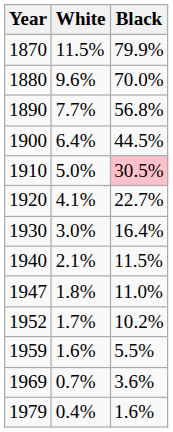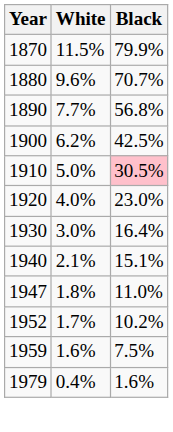(139, 79) 70.0% -> (139, 79) 70.7%
(76, 140) 6.4% -> (76, 140) 6.2%
(139, 140) 44.5% -> (139, 140) 42.5%
(76, 200) 4.1% -> (76, 200) 4.0%
(139, 200) 22.7% -> (139, 200) 23.0%
(139, 261) 11.5% -> (139, 261) 15.1%
(134, 351) 5.5% -> (134, 351) 7.5%
- row: (28, 381)
